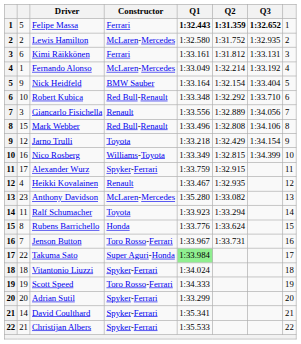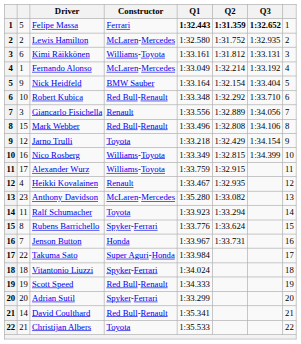(118, 54) Ferrari -> (136, 54) Williams-Toyota
(132, 169) Spyker-Ferrari -> (136, 169) Williams-Toyota
(118, 226) Honda -> (132, 226) Spyker-Ferrari
(140, 241) Toro Rosso-Ferrari -> (118, 241) Honda
(195, 255) lightgreen background -> (195, 255) no background
(140, 284) Toro Rosso-Ferrari -> (137, 284) Red Bull-Renault
(132, 312) Spyker-Ferrari -> (137, 312) Red Bull-Renault
(132, 327) Spyker-Ferrari -> (118, 327) Toyota
